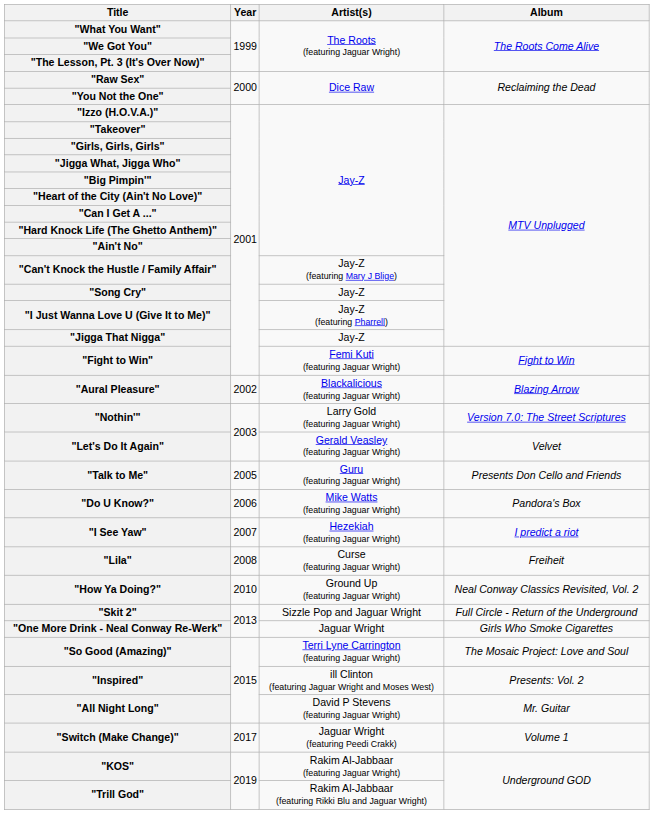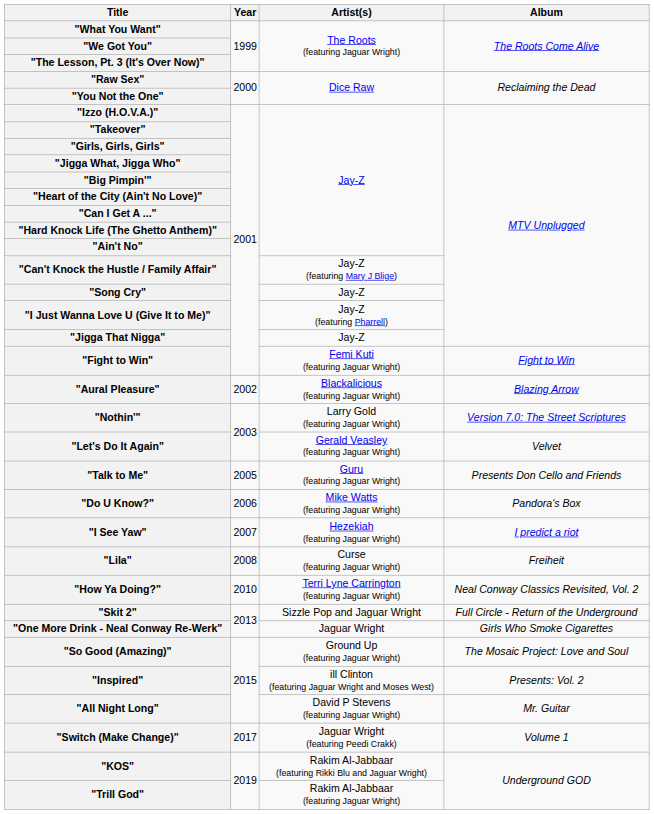(352, 589) Ground Up (featuring Jaguar Wright) -> (352, 589) Terri Lyne Carrington (featuring Jaguar Wright)
(352, 651) Terri Lyne Carrington (featuring Jaguar Wright) -> (352, 651) Ground Up (featuring Jaguar Wright)
(352, 766) Rakim Al-Jabbaar (featuring Jaguar Wright) -> (352, 766) Rakim Al-Jabbaar (featuring Rikki Blu and Jaguar Wright)
(352, 795) Rakim Al-Jabbaar (featuring Rikki Blu and Jaguar Wright) -> (352, 795) Rakim Al-Jabbaar (featuring Jaguar Wright)
